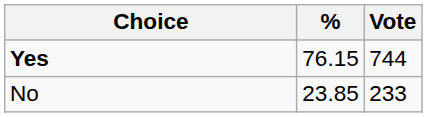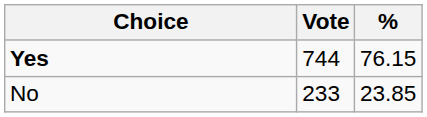columns swapped: (393, 22) <-> (331, 22)
